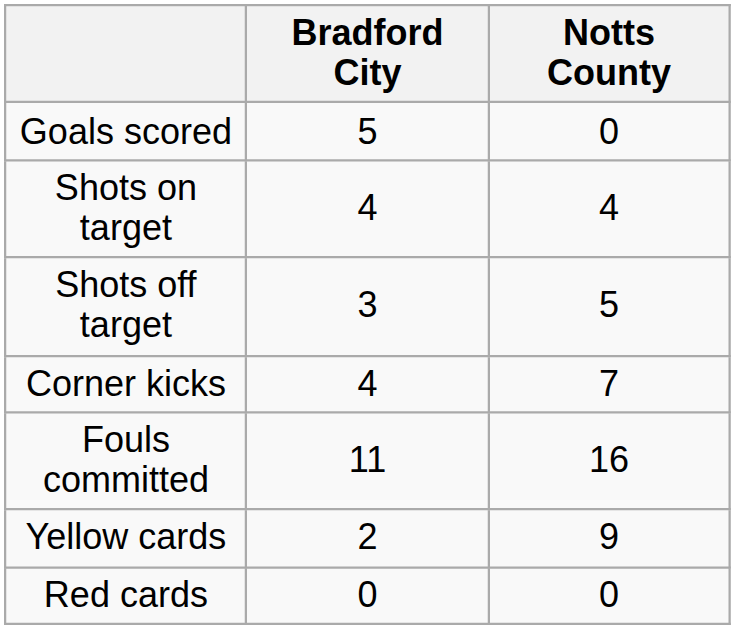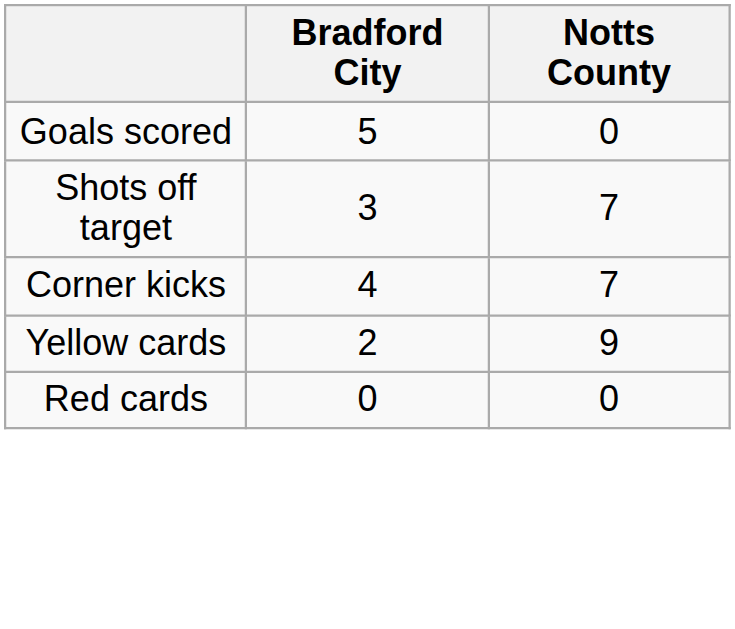- row: (126, 207)
(609, 305) 5 -> (609, 207) 7
- row: (126, 460)
